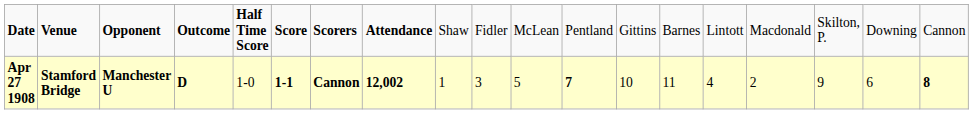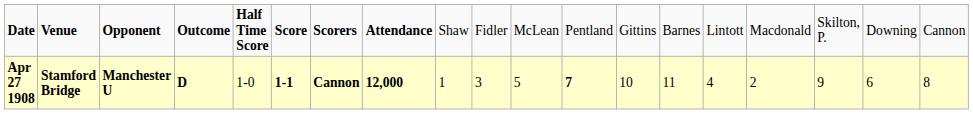(384, 82) 12,002 -> (384, 82) 12,000
(927, 82) bold -> (927, 82) normal
